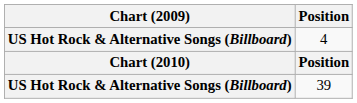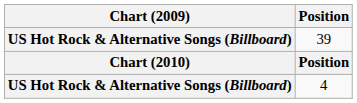rows swapped: (324, 86) <-> (324, 39)
